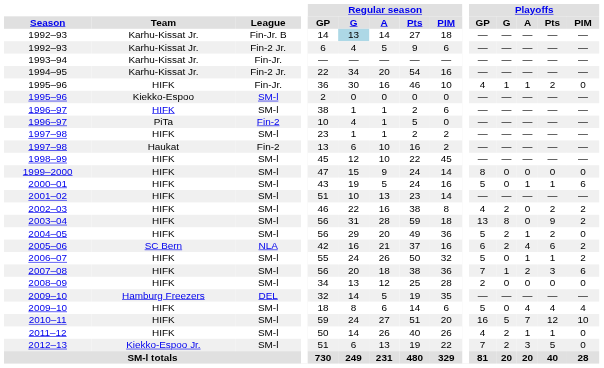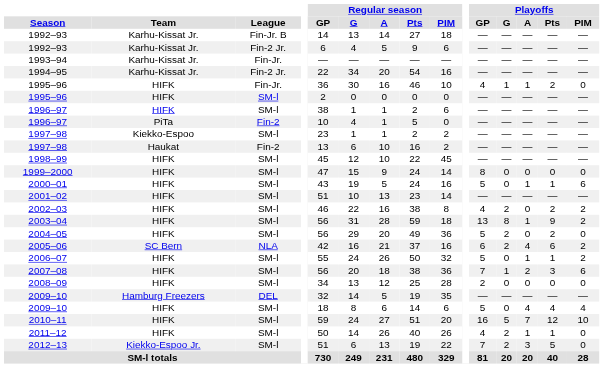(354, 35) lightblue background -> (354, 35) no background
(163, 97) Kiekko-Espoo -> (163, 97) HIFK
(163, 134) HIFK -> (163, 134) Kiekko-Espoo
(528, 221) 0 -> (528, 221) 1
(528, 233) 1 -> (528, 233) 0
